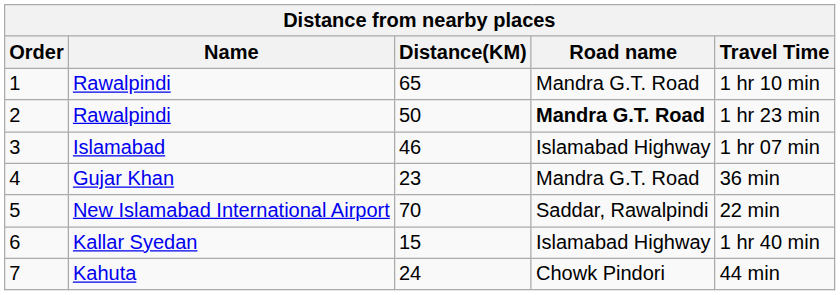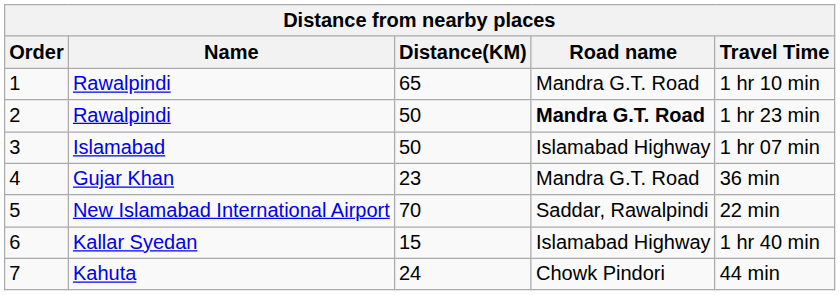(410, 147) 46 -> (410, 147) 50
